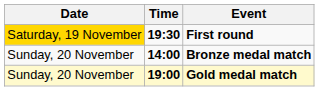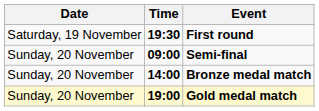(74, 34) gold background -> (74, 34) no background
+ row: (217, 55)
